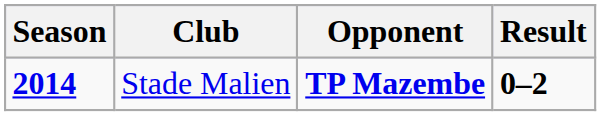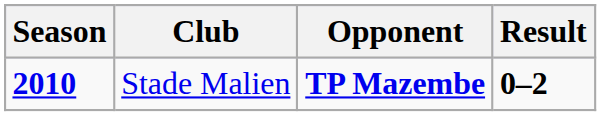(44, 83) 2014 -> (44, 83) 2010
